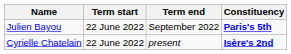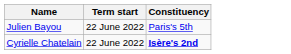- column: (184, 12)
(248, 27) bold -> (171, 27) normal
